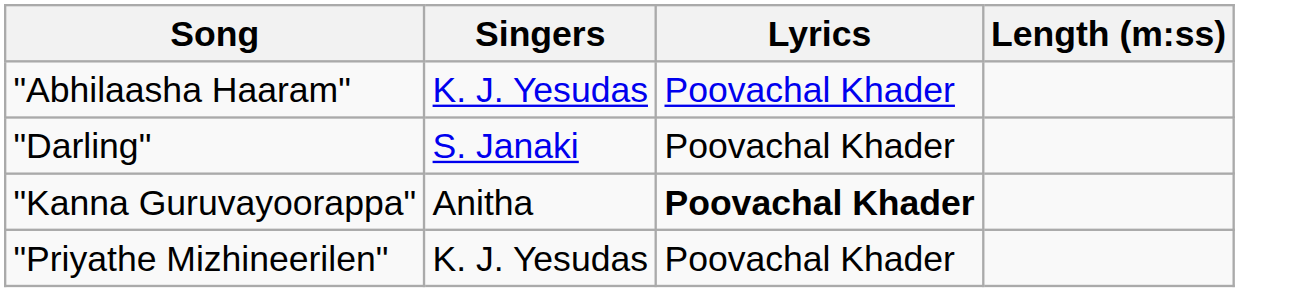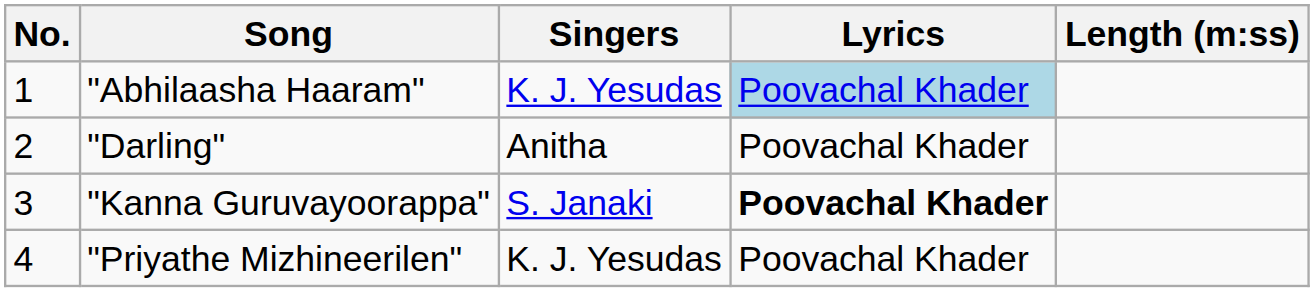+ column: (42, 34)
(810, 90) no background -> (884, 90) lightblue background
(506, 146) S. Janaki -> (557, 146) Anitha
(483, 202) Anitha -> (579, 202) S. Janaki
